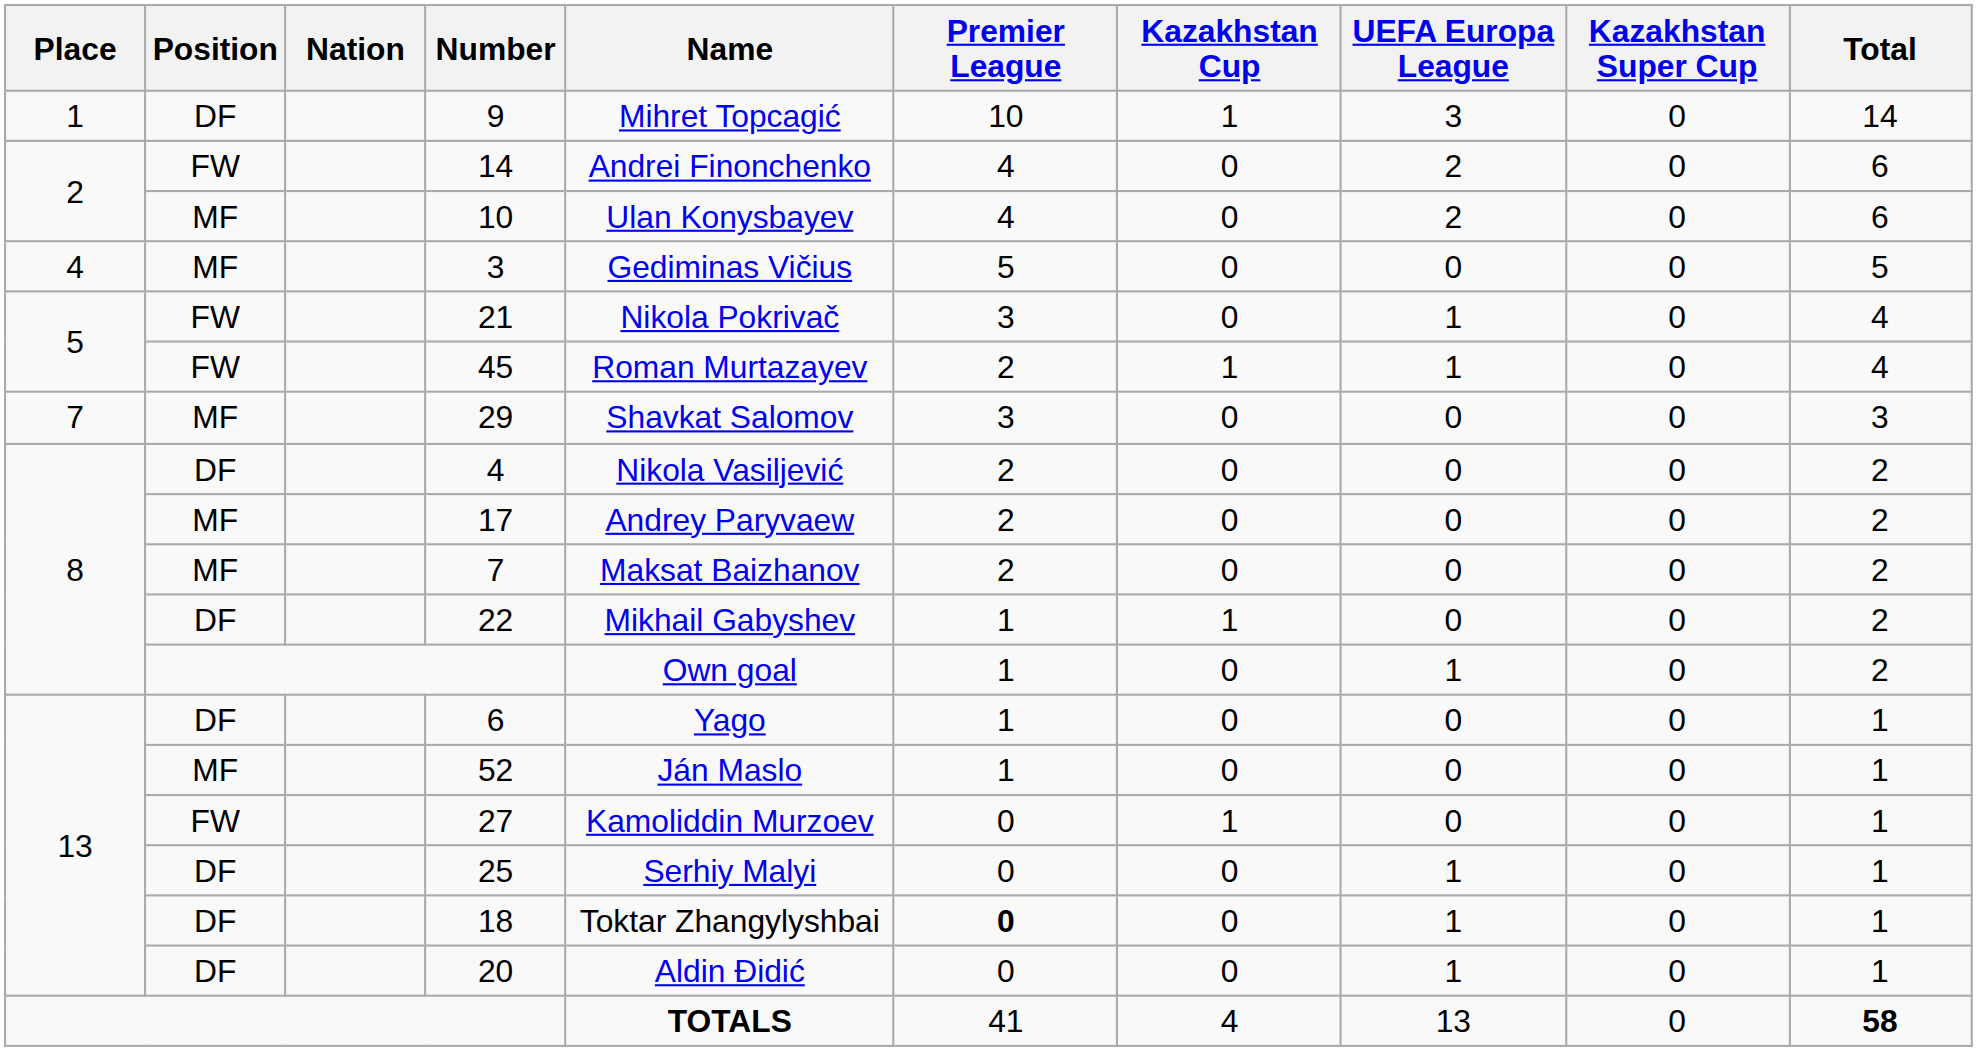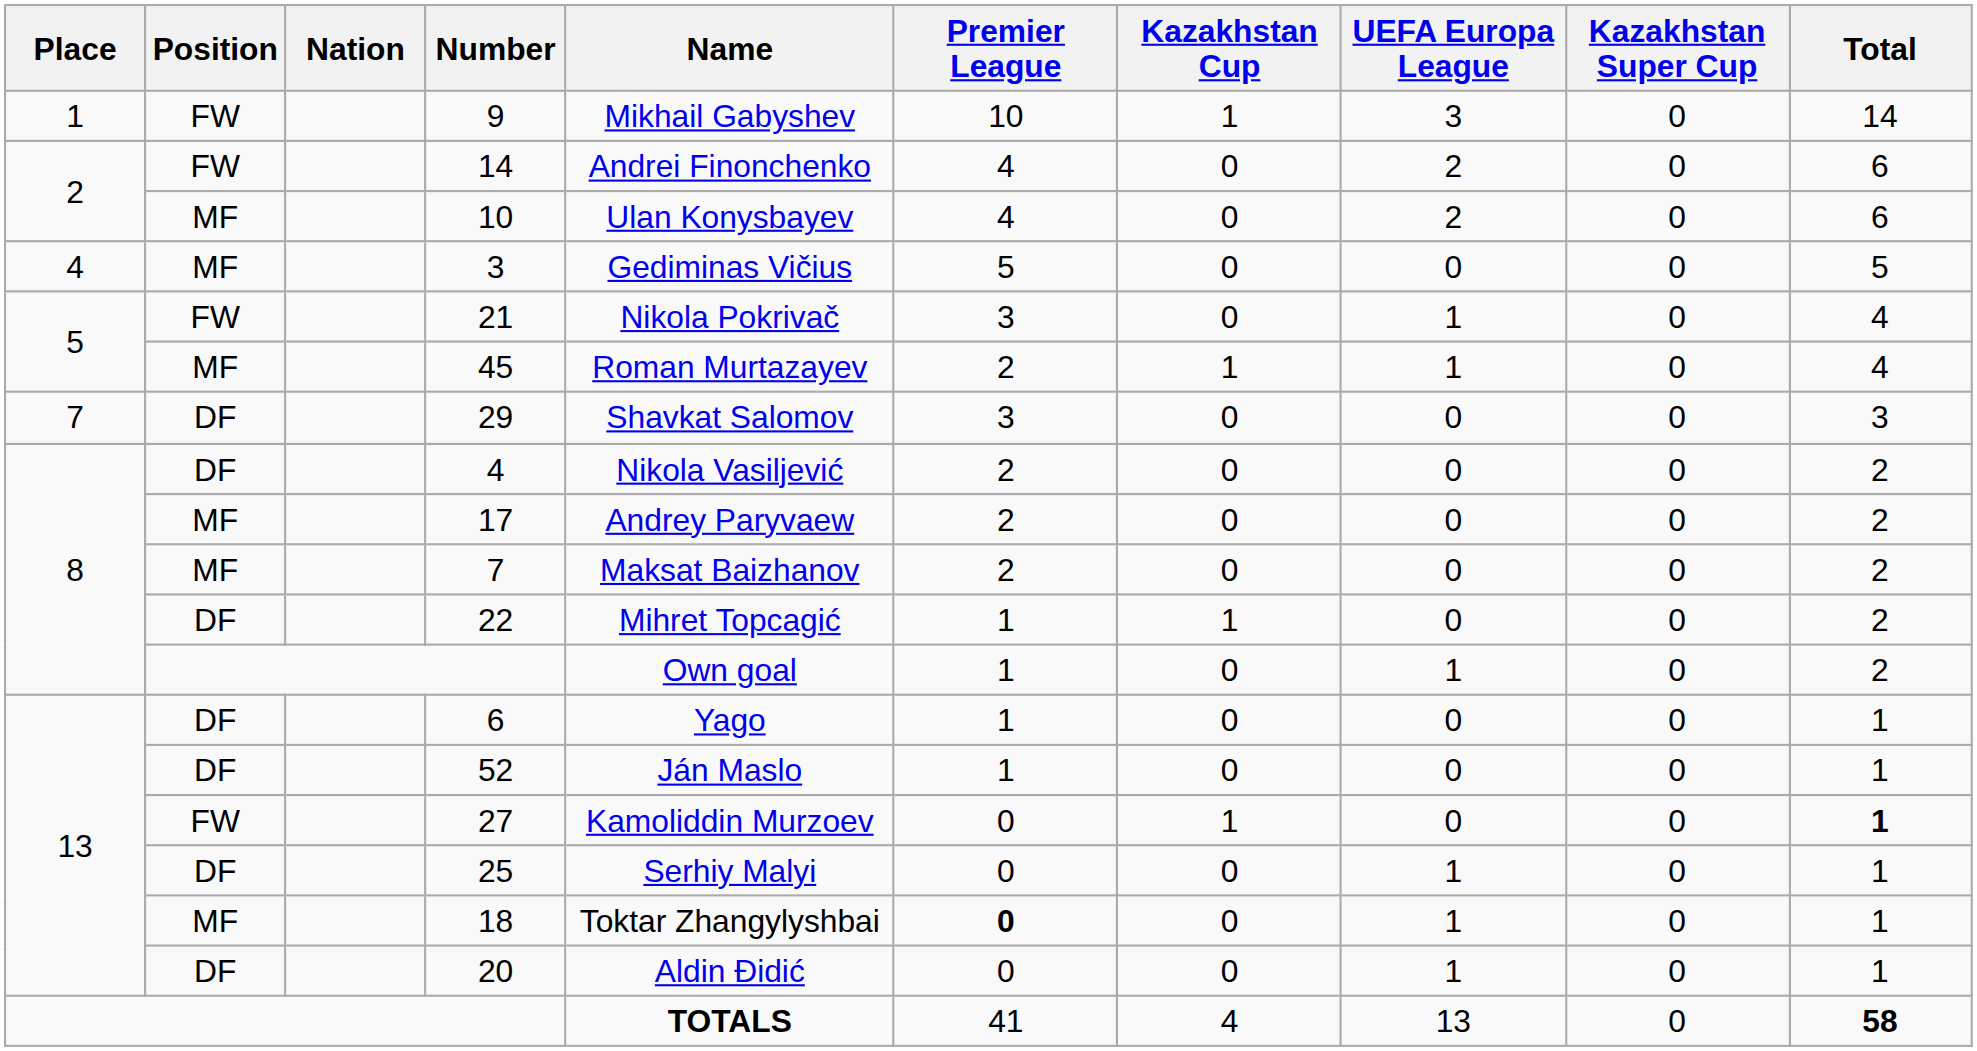(215, 116) DF -> (215, 116) FW
(730, 116) Mihret Topcagić -> (730, 116) Mikhail Gabyshev
(215, 368) FW -> (215, 368) MF
(215, 418) MF -> (215, 418) DF
(730, 619) Mikhail Gabyshev -> (730, 619) Mihret Topcagić
(215, 770) MF -> (215, 770) DF
(1880, 820) normal -> (1880, 820) bold
(215, 921) DF -> (215, 921) MF
